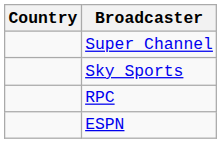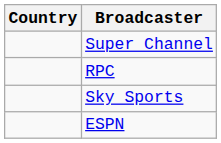rows swapped: (100, 98) <-> (134, 71)
